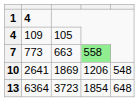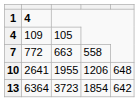(33, 53) 773 -> (33, 53) 772
(93, 53) lightgreen background -> (93, 53) no background
(66, 70) 1869 -> (66, 70) 1955
(122, 70) 548 -> (122, 70) 648
(122, 88) 648 -> (122, 88) 642
